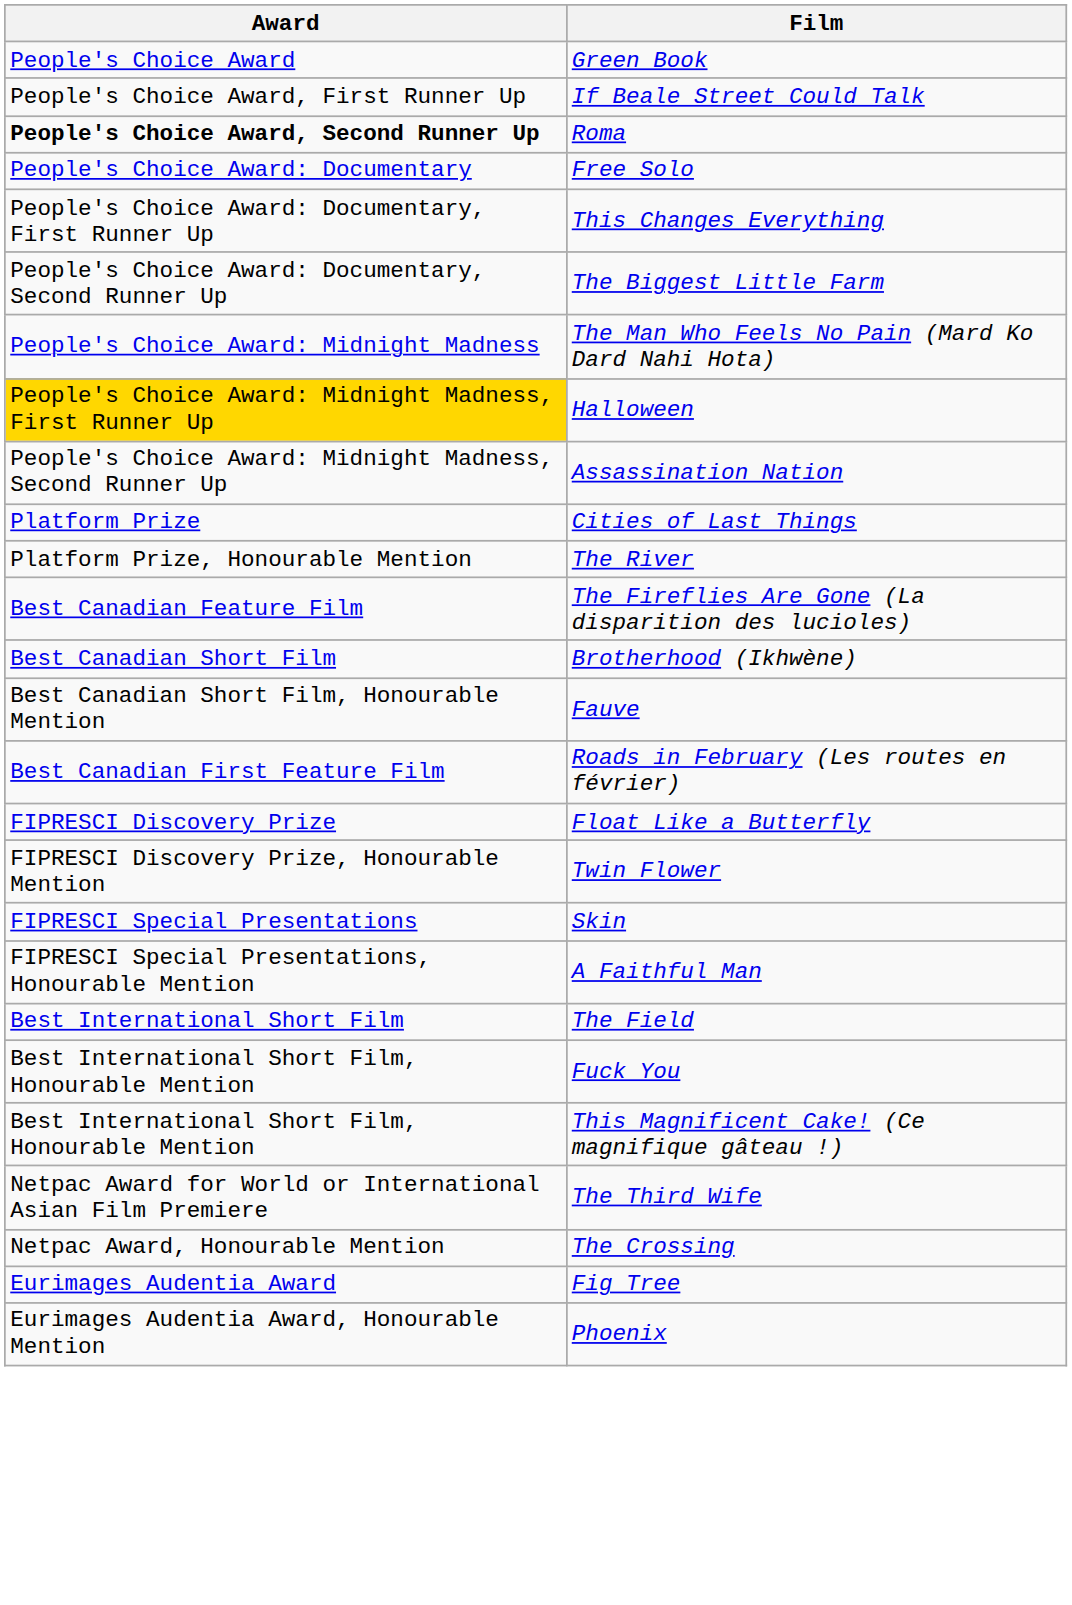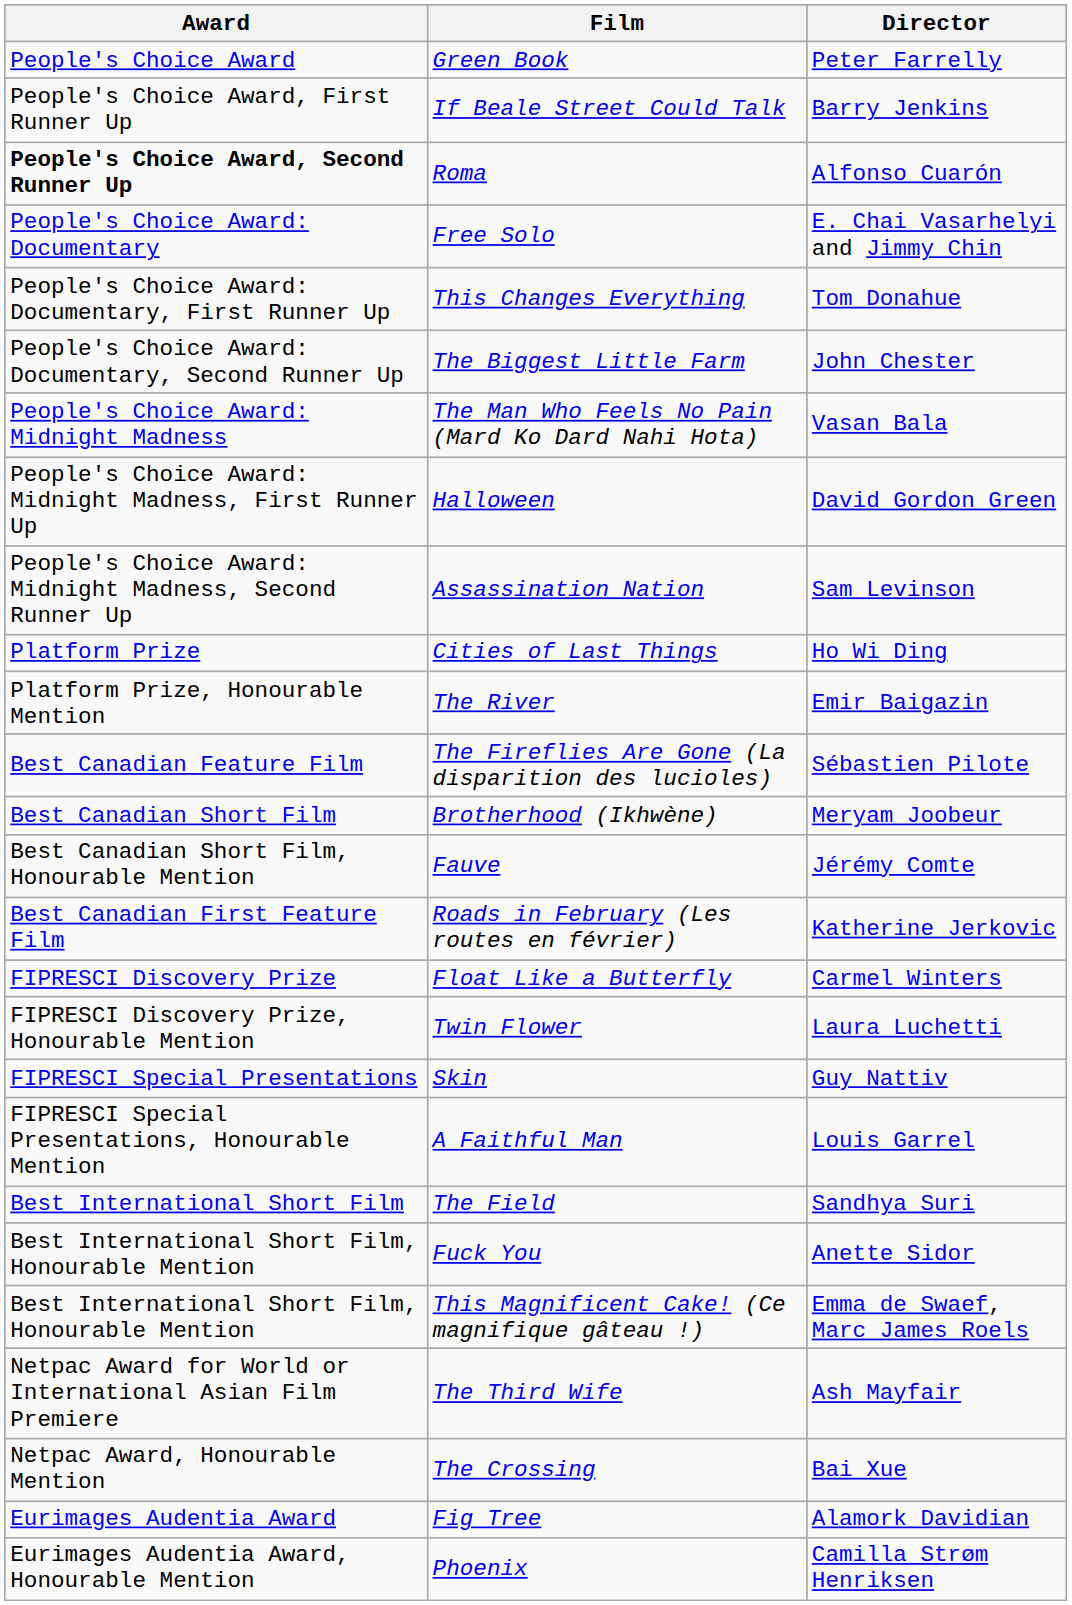+ column: (936, 23)
(282, 410) gold background -> (214, 501) no background
